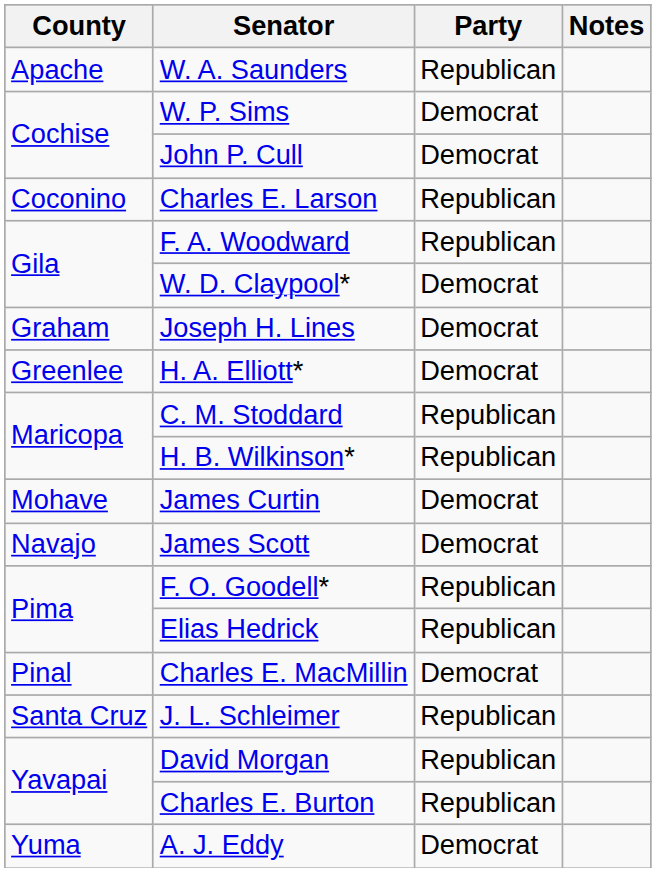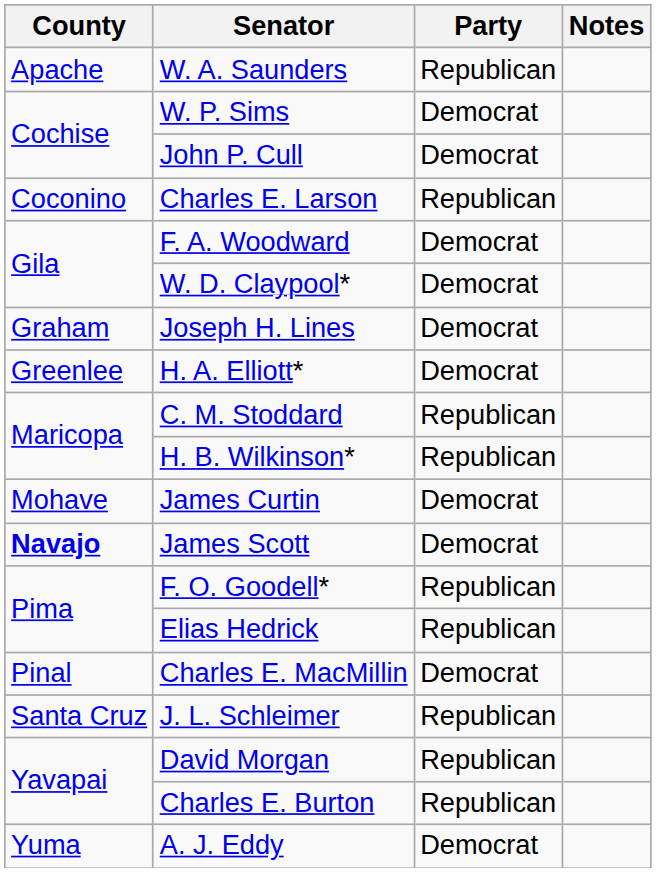(488, 241) Republican -> (479, 241) Democrat
(53, 543) normal -> (56, 543) bold
